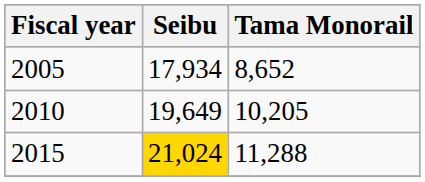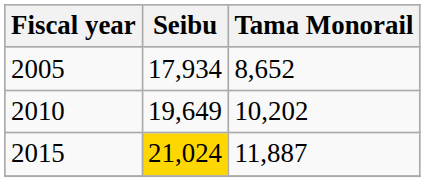(271, 111) 10,205 -> (271, 111) 10,202
(271, 153) 11,288 -> (271, 153) 11,887
